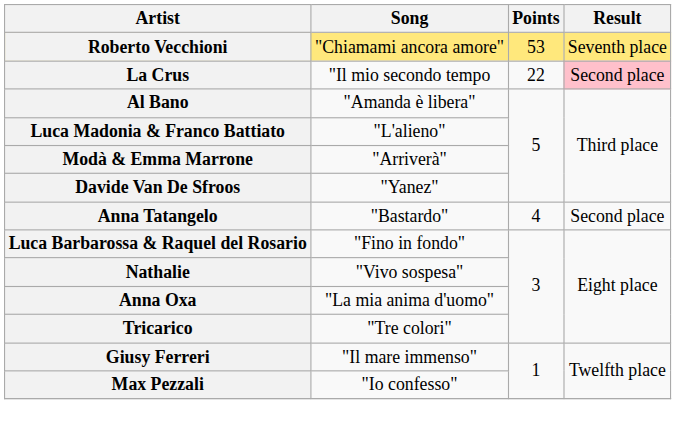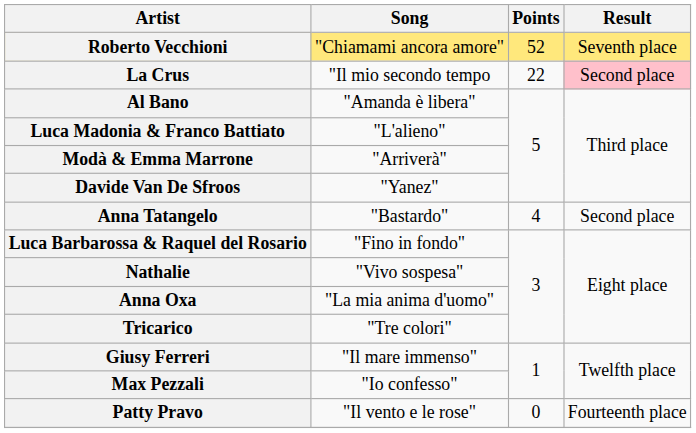(536, 46) 53 -> (536, 46) 52
+ row: (158, 412)
